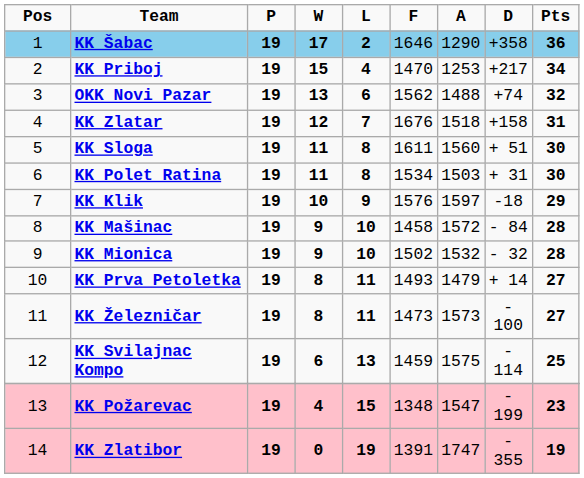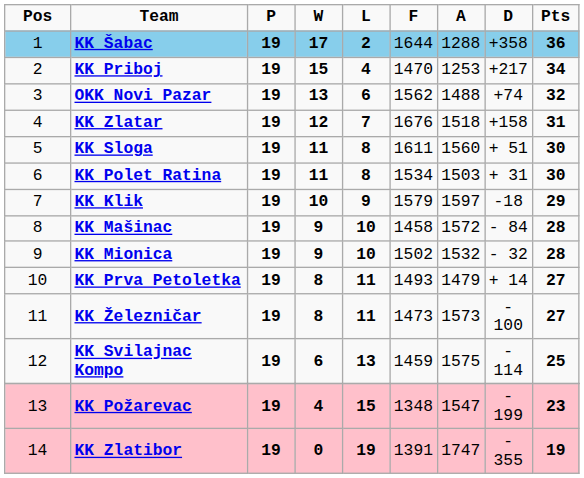(413, 44) 1646 -> (413, 44) 1644
(461, 44) 1290 -> (461, 44) 1288
(413, 202) 1576 -> (413, 202) 1579
